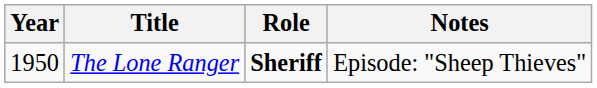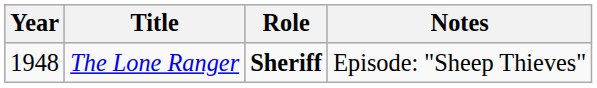(35, 62) 1950 -> (35, 62) 1948
